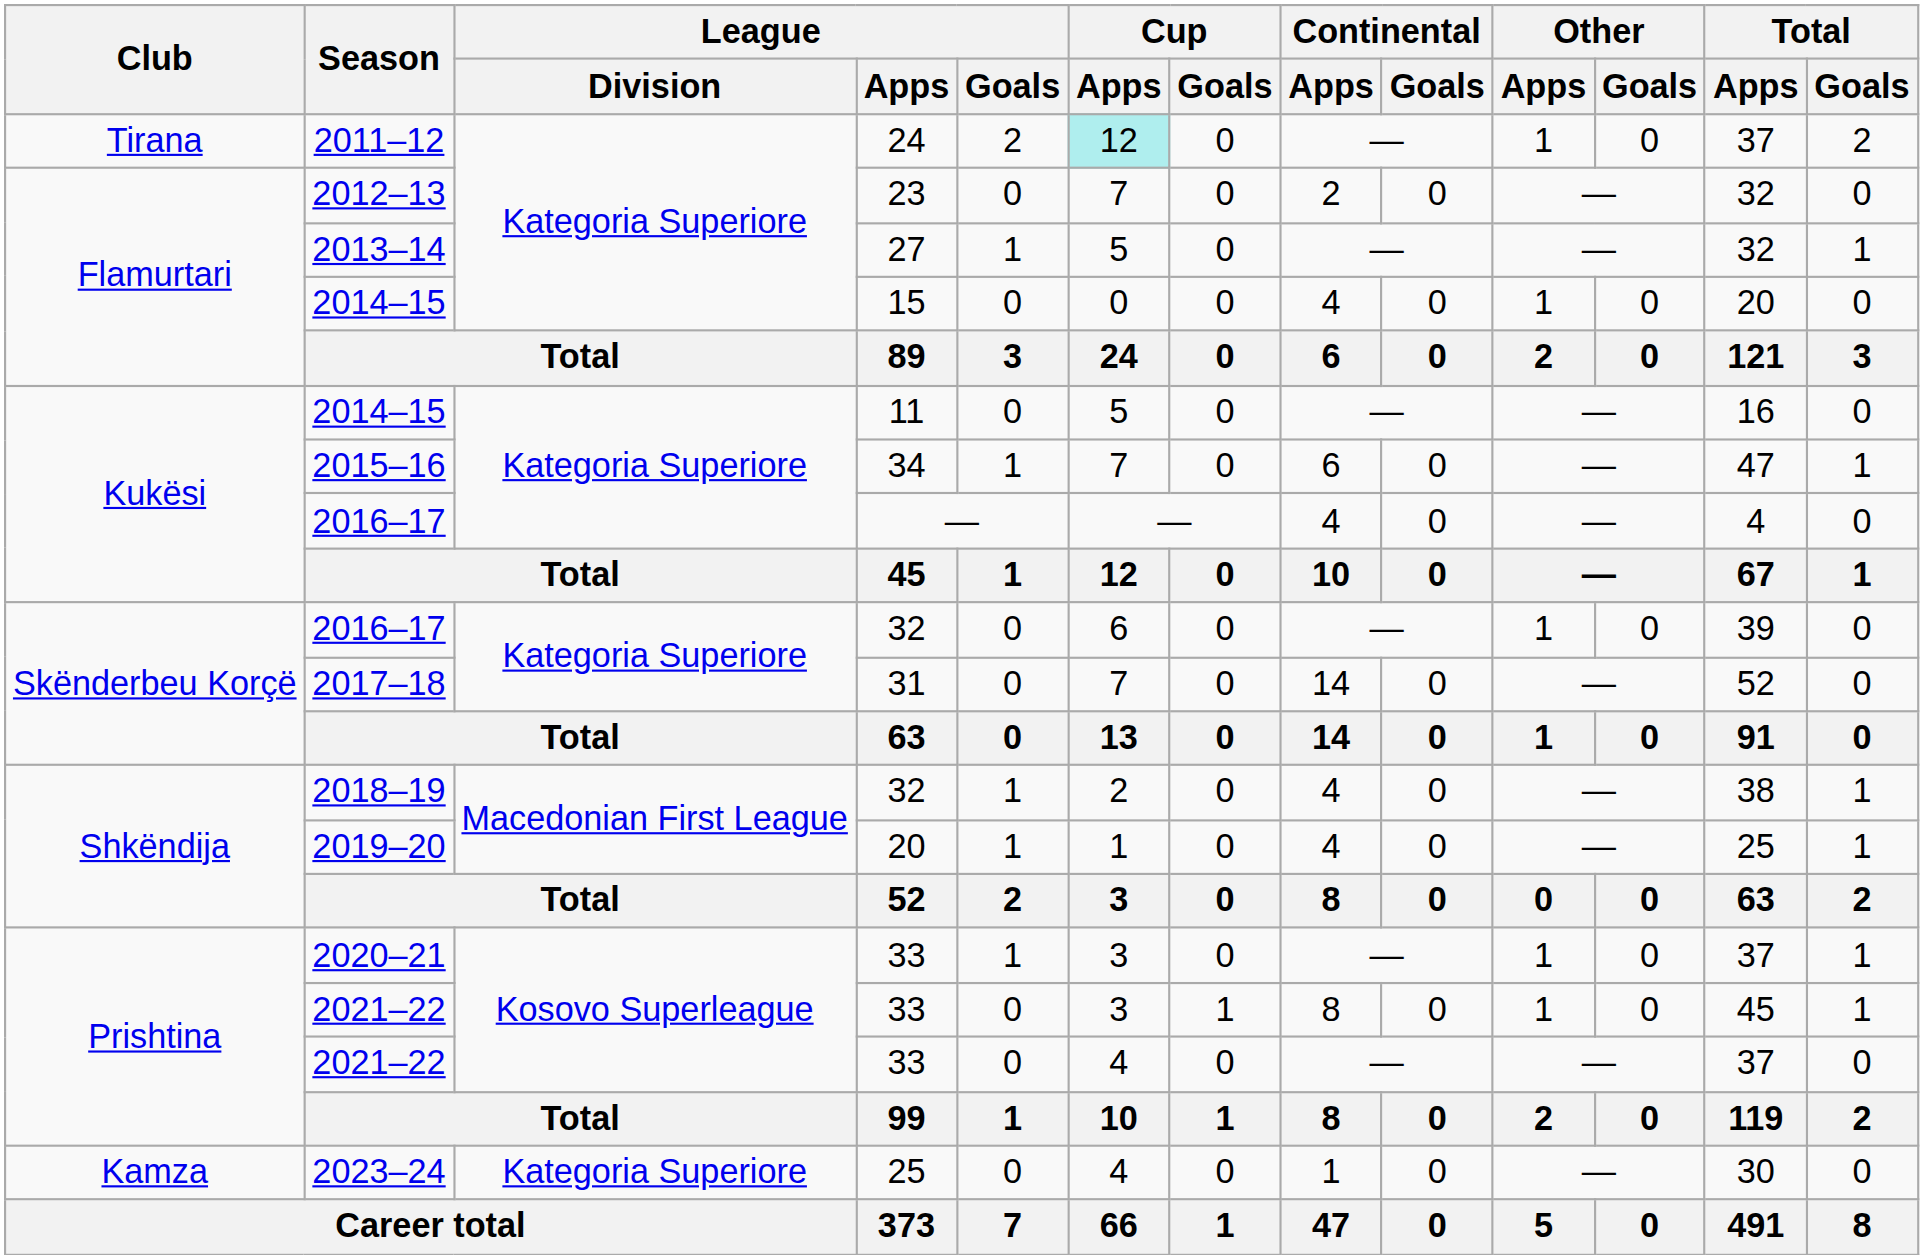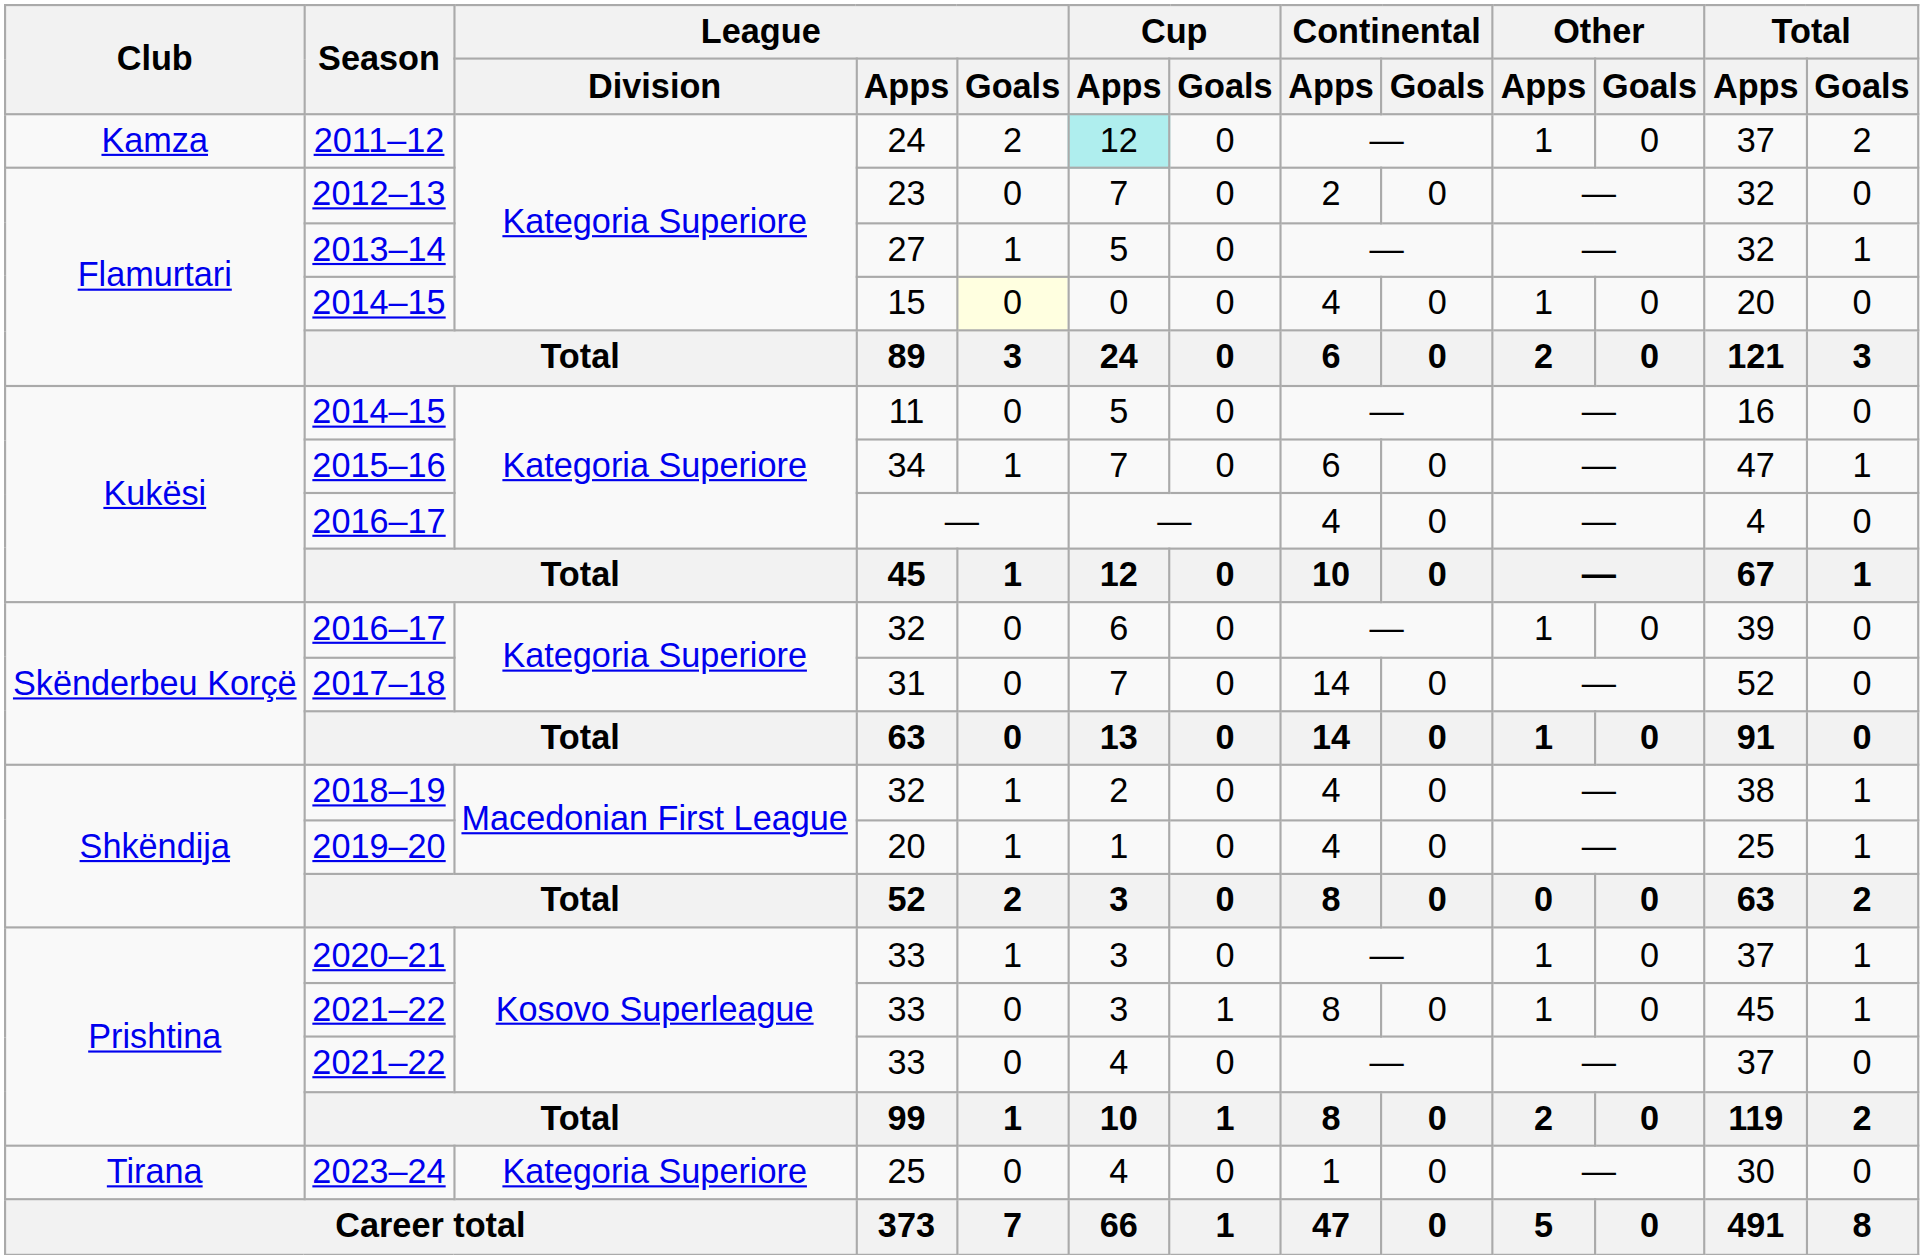(155, 140) Tirana -> (155, 140) Kamza
(1013, 303) no background -> (1013, 303) lightyellow background
(155, 1172) Kamza -> (155, 1172) Tirana
